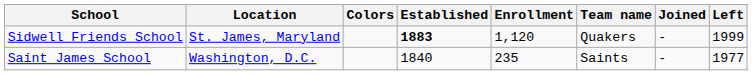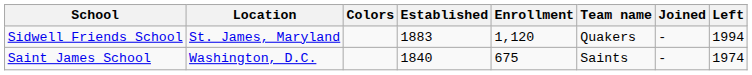(417, 37) bold -> (417, 37) normal
(728, 37) 1999 -> (728, 37) 1994
(506, 59) 235 -> (506, 59) 675
(728, 59) 1977 -> (728, 59) 1974
